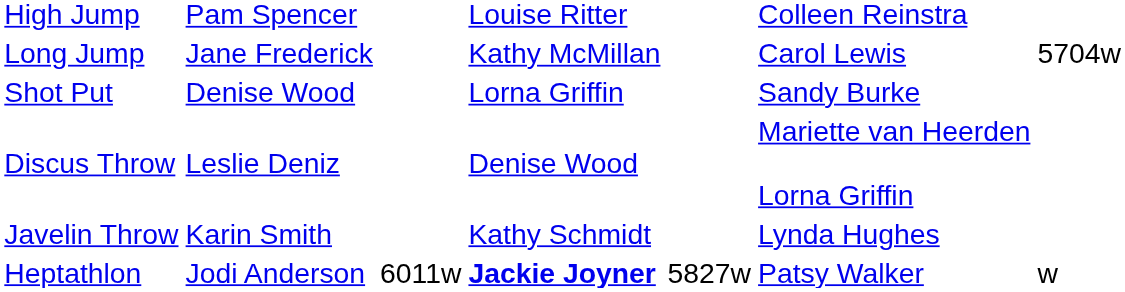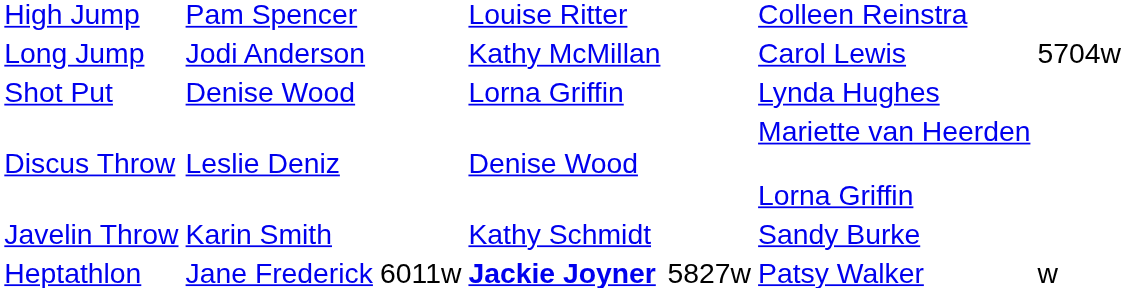(279, 53) Jane Frederick -> (275, 53) Jodi Anderson
(839, 92) Sandy Burke -> (849, 92) Lynda Hughes
(849, 234) Lynda Hughes -> (839, 234) Sandy Burke
(275, 273) Jodi Anderson -> (279, 273) Jane Frederick
